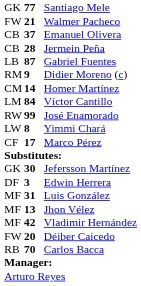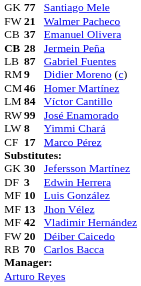(12, 48) normal -> (12, 48) bold
(30, 88) 14 -> (30, 88) 46
(30, 195) 31 -> (30, 195) 10
